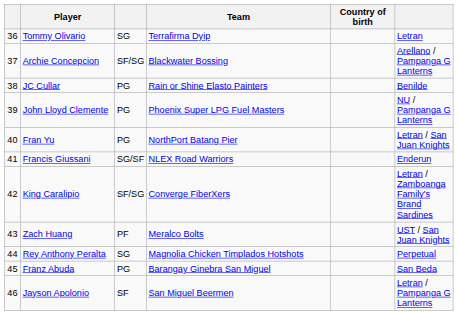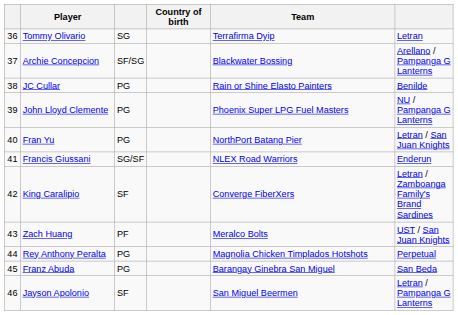columns swapped: (363, 17) <-> (238, 17)
(131, 194) SF/SG -> (123, 194) SF
(123, 254) SG -> (123, 254) PG
